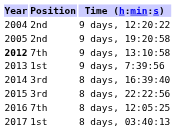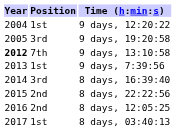(39, 25) 2nd -> (39, 25) 1st
(39, 38) 2nd -> (39, 38) 3rd
(39, 94) 3rd -> (39, 94) 2nd
(39, 108) 7th -> (39, 108) 2nd
